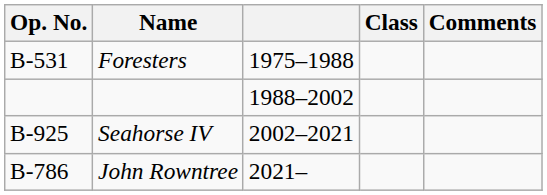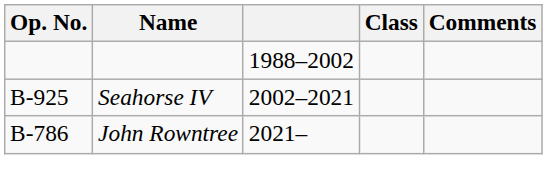- row: (142, 60)
